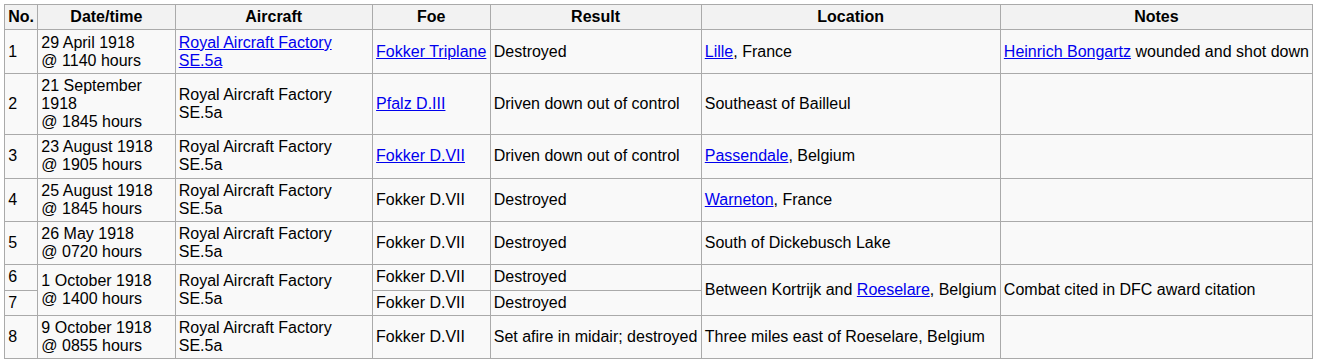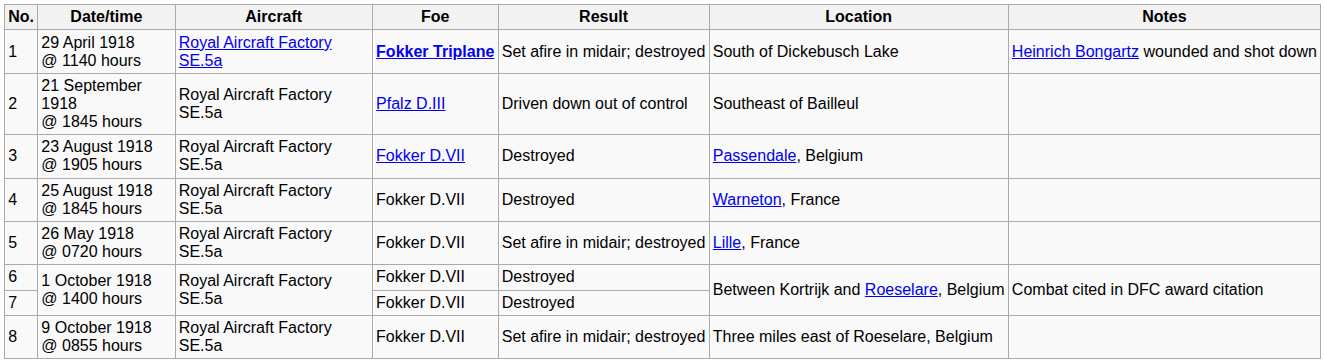(431, 51) normal -> (435, 51) bold
(530, 51) Destroyed -> (604, 51) Set afire in midair; destroyed
(748, 51) Lille, France -> (806, 51) South of Dickebusch Lake
(587, 156) Driven down out of control -> (538, 156) Destroyed
(530, 243) Destroyed -> (604, 243) Set afire in midair; destroyed
(798, 243) South of Dickebusch Lake -> (756, 243) Lille, France
